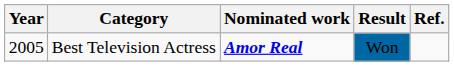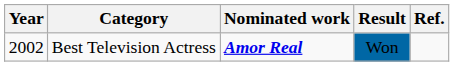(26, 46) 2005 -> (26, 46) 2002
